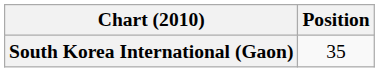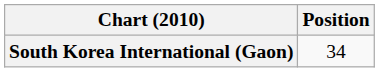(336, 50) 35 -> (336, 50) 34
